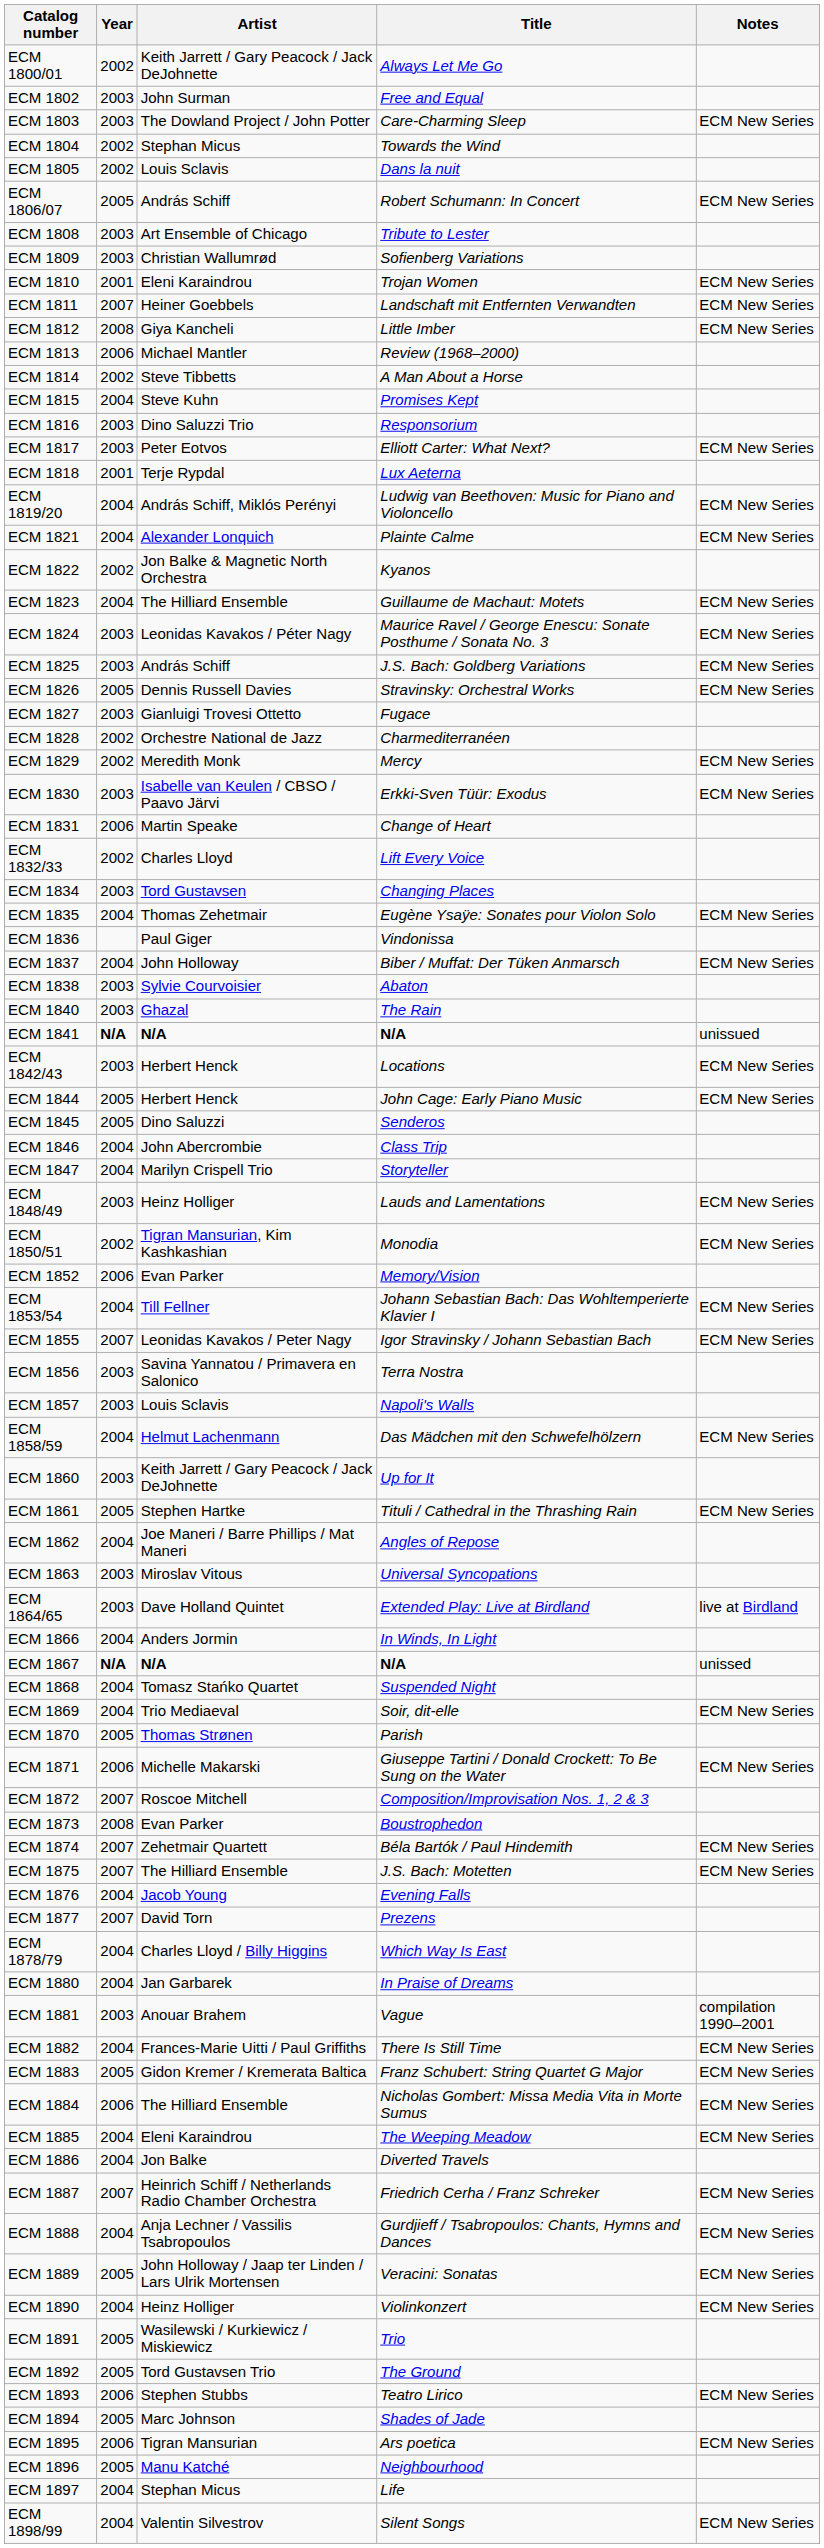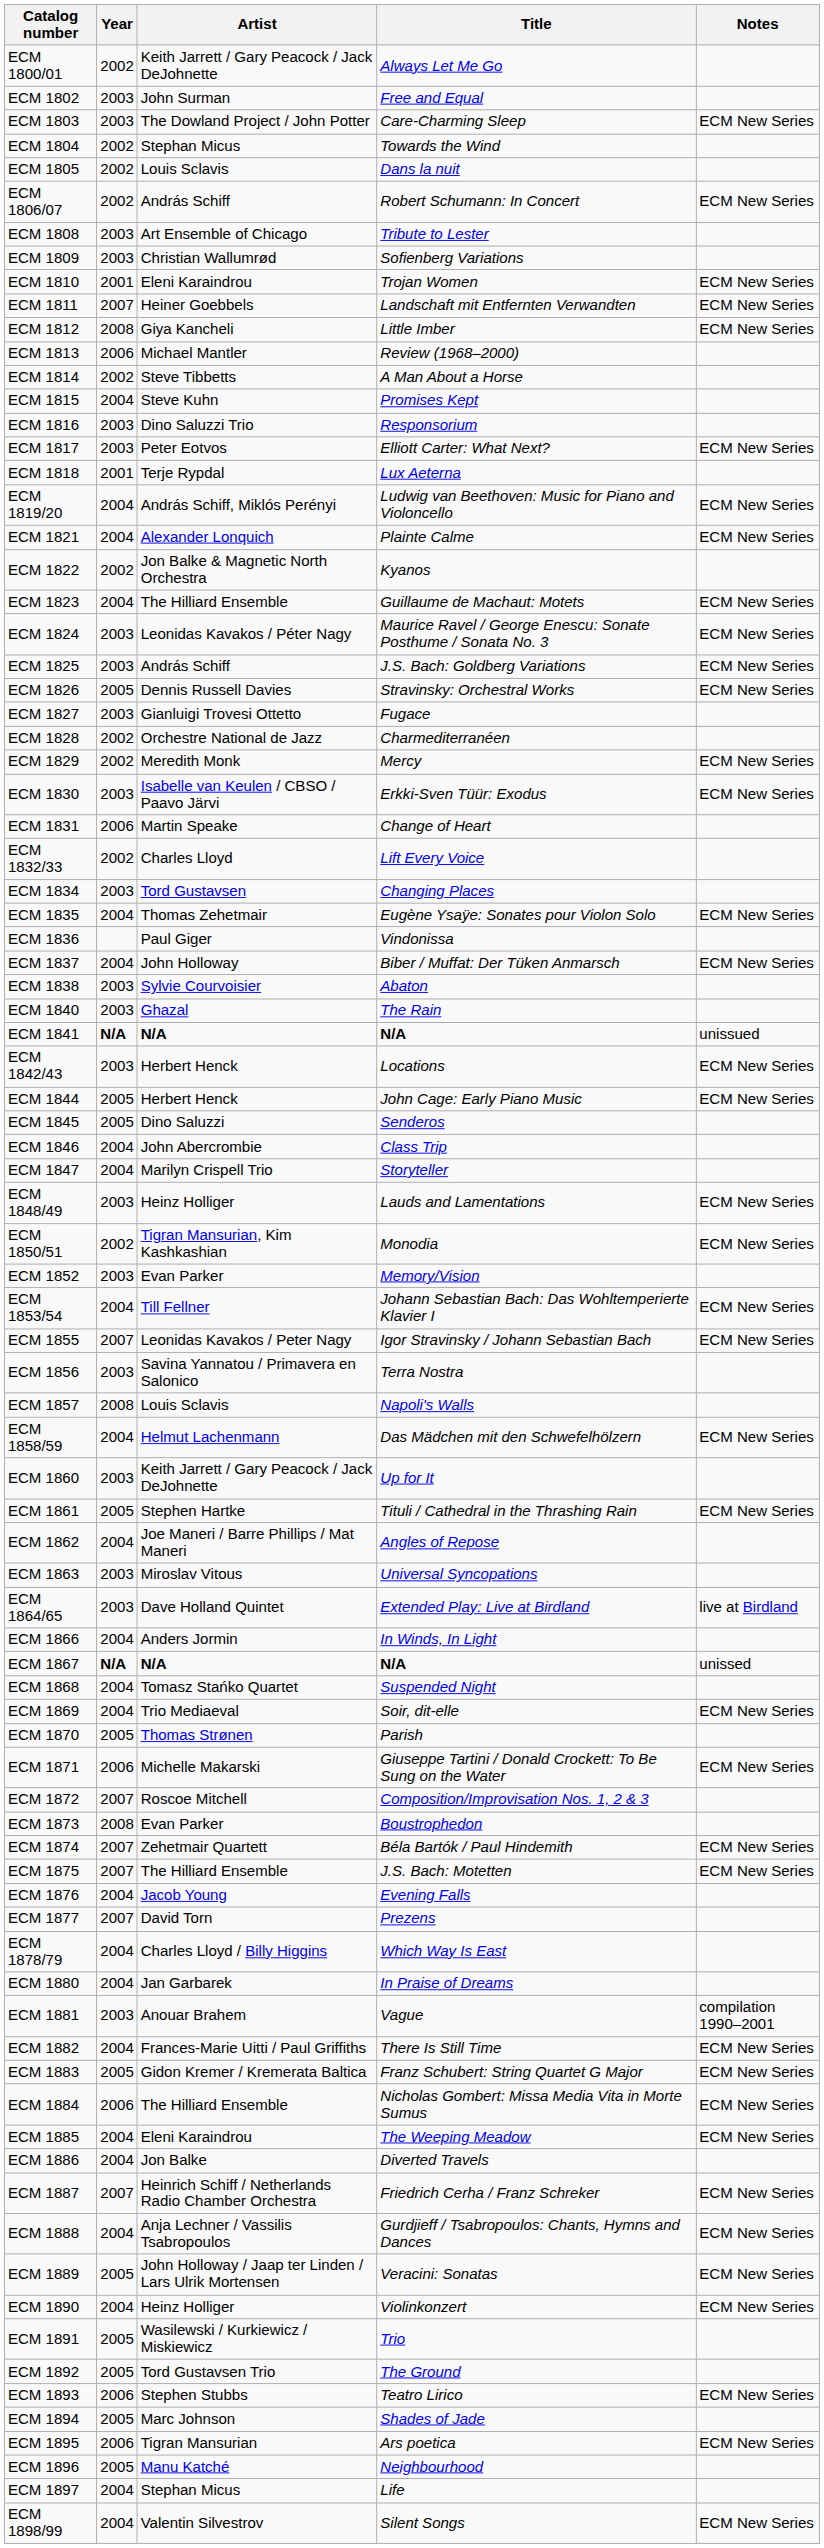(117, 201) 2005 -> (117, 201) 2002
(117, 1275) 2006 -> (117, 1275) 2003
(117, 1405) 2003 -> (117, 1405) 2008
